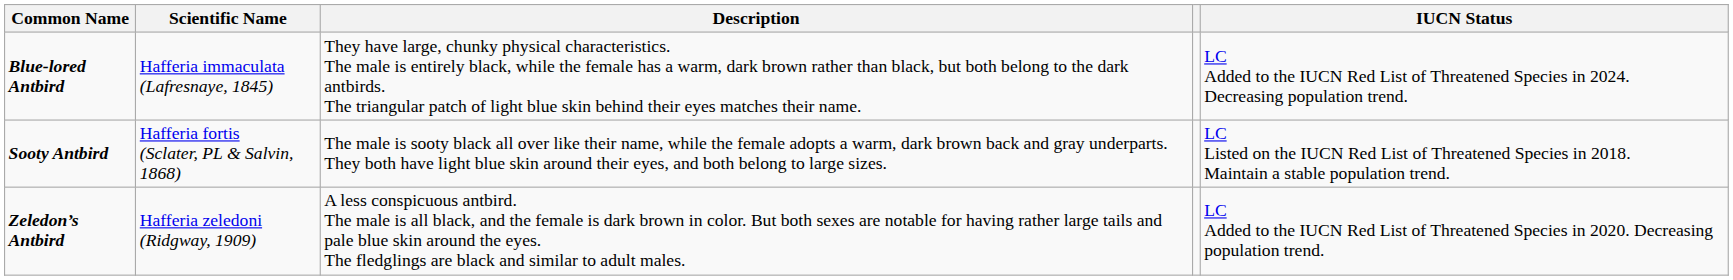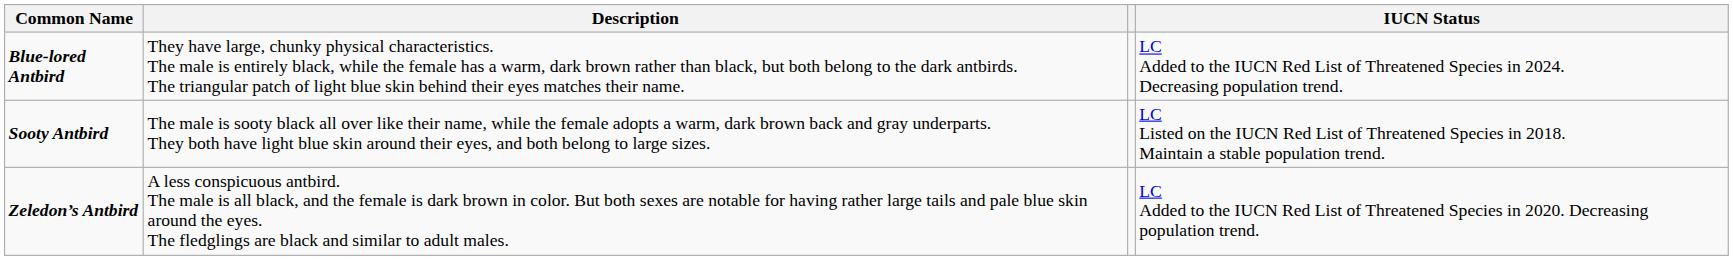- column: (228, 18)
